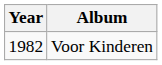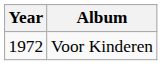(26, 45) 1982 -> (26, 45) 1972
